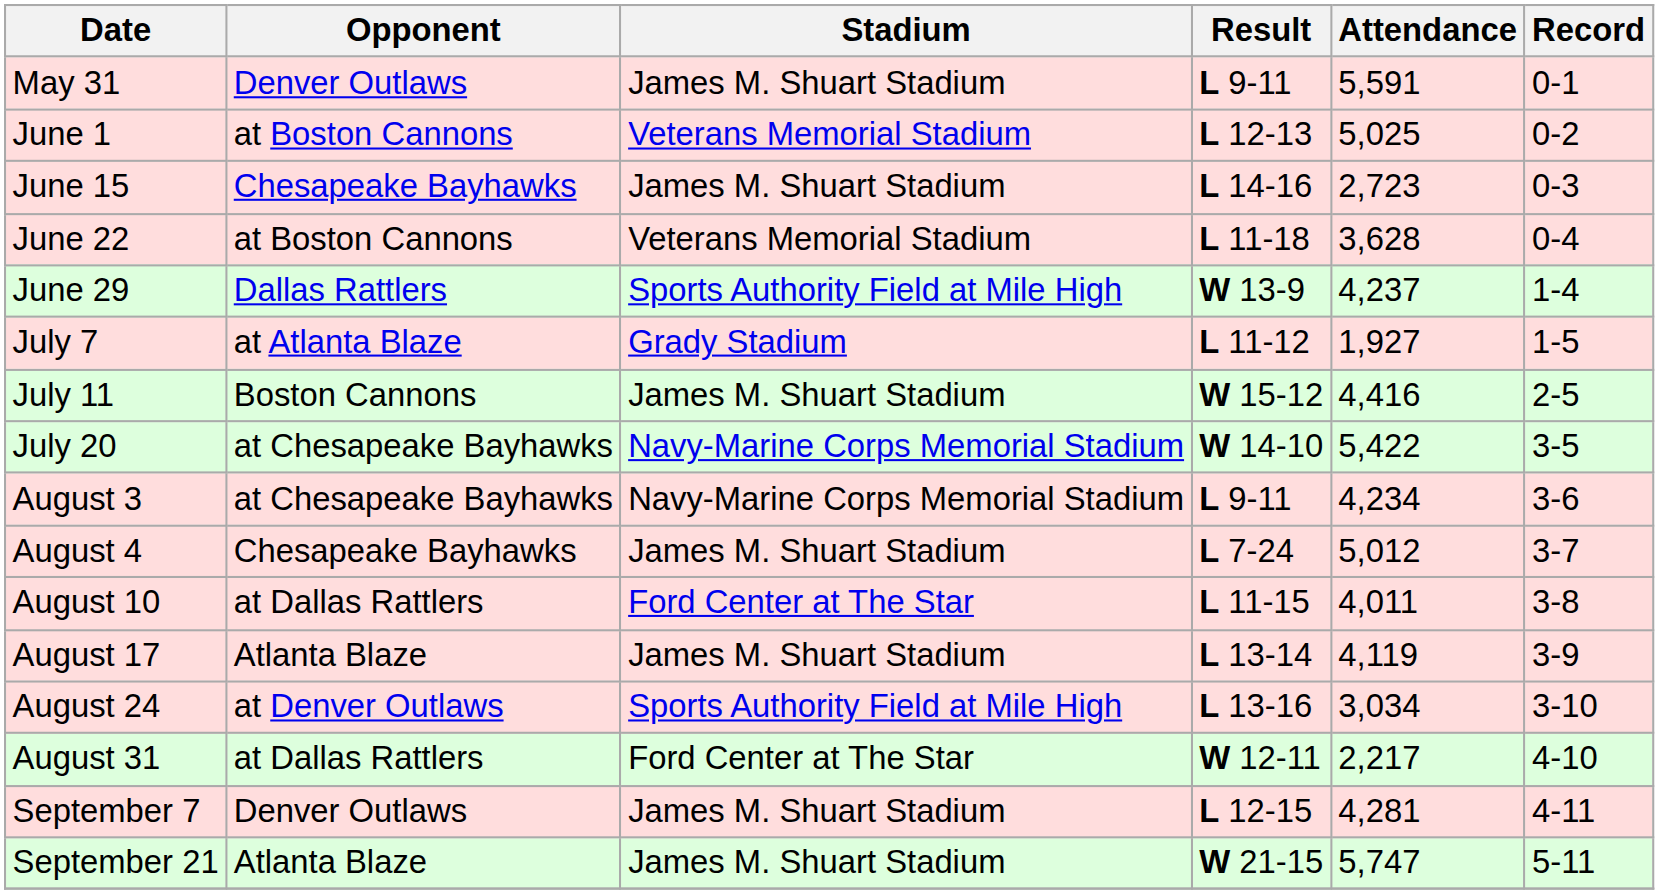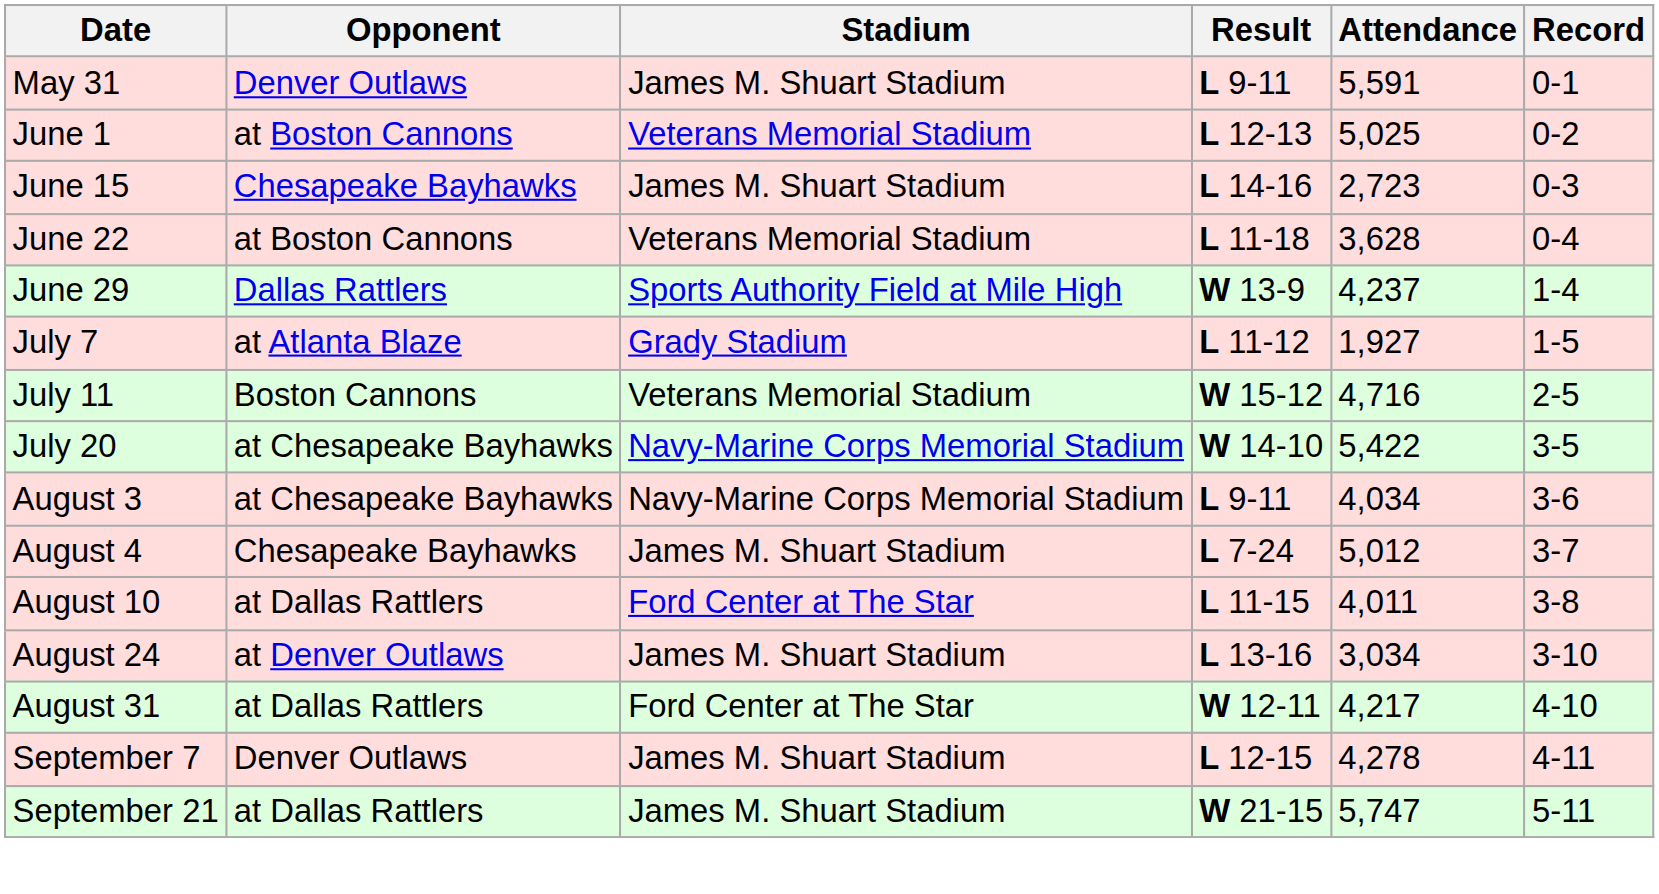(817, 394) James M. Shuart Stadium -> (830, 394) Veterans Memorial Stadium
(1379, 394) 4,416 -> (1379, 394) 4,716
(1379, 498) 4,234 -> (1379, 498) 4,034
- row: (86, 654)
(875, 706) Sports Authority Field at Mile High -> (817, 654) James M. Shuart Stadium
(1379, 758) 2,217 -> (1379, 706) 4,217
(1379, 810) 4,281 -> (1379, 758) 4,278
(330, 862) Atlanta Blaze -> (359, 810) at Dallas Rattlers
